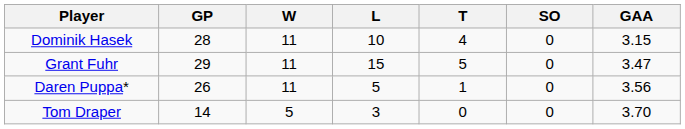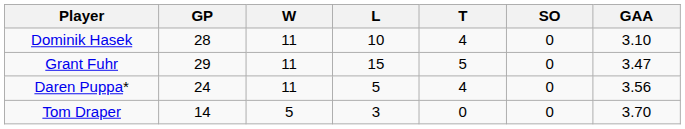(636, 40) 3.15 -> (636, 40) 3.10
(202, 87) 26 -> (202, 87) 24
(463, 87) 1 -> (463, 87) 4
